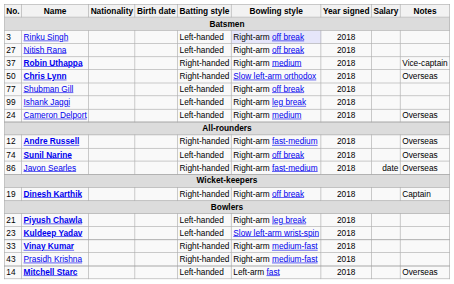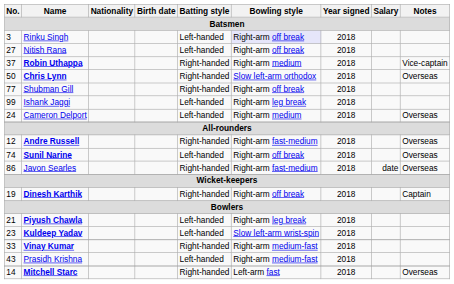(202, 89) Left-handed -> (204, 89) Right-handed
(204, 259) Right-handed -> (202, 259) Left-handed
(202, 272) Left-handed -> (204, 272) Right-handed
